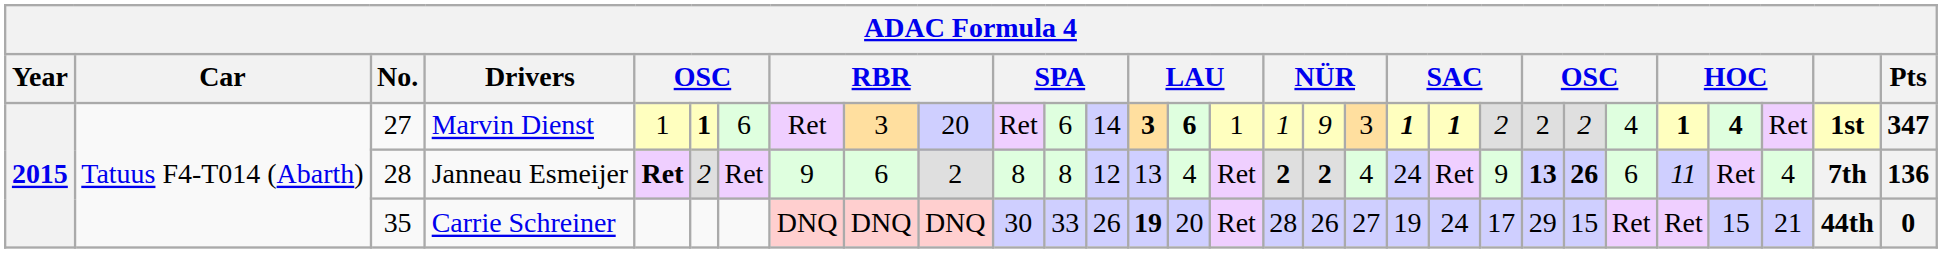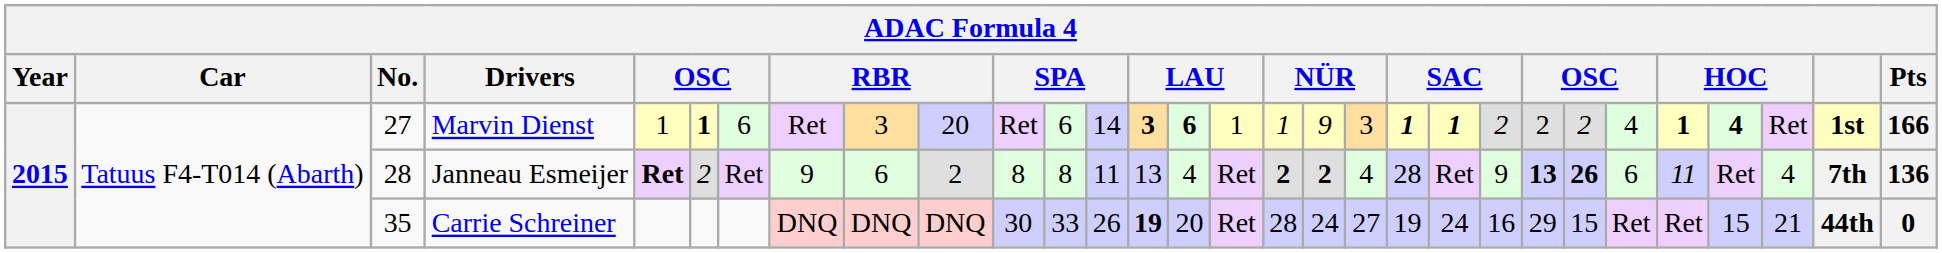(1908, 125) 347 -> (1908, 125) 166
(1107, 173) 12 -> (1107, 173) 11
(1408, 173) 24 -> (1408, 173) 28
(1325, 222) 26 -> (1325, 222) 24
(1501, 222) 17 -> (1501, 222) 16
